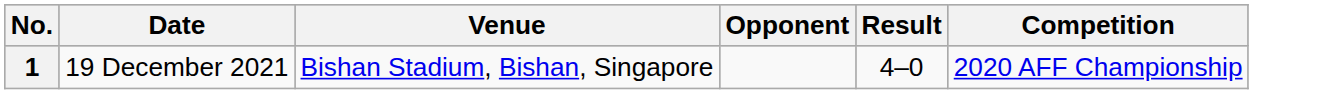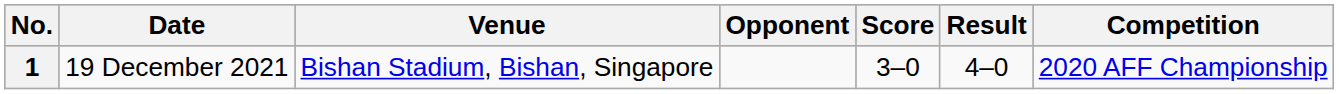+ column: (898, 25)
